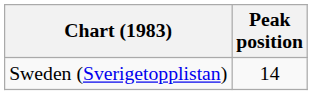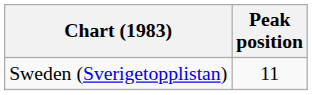(270, 73) 14 -> (270, 73) 11
